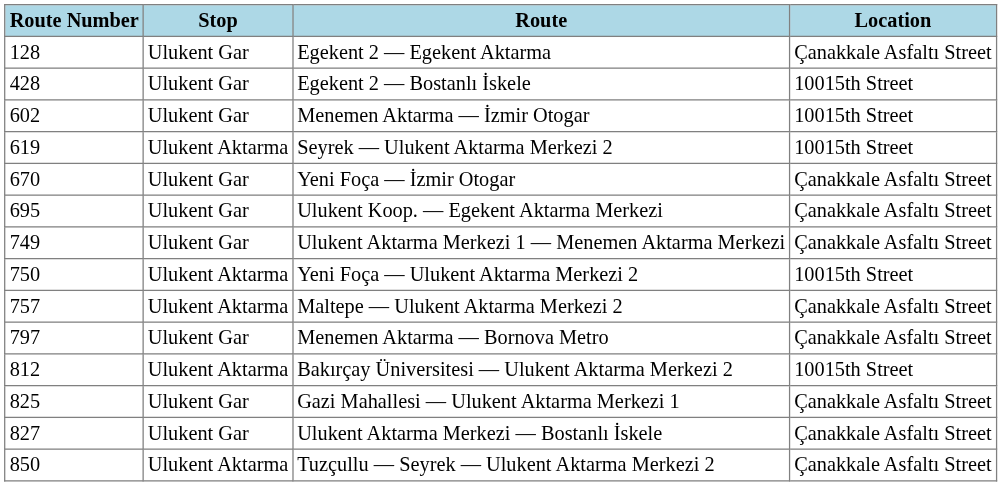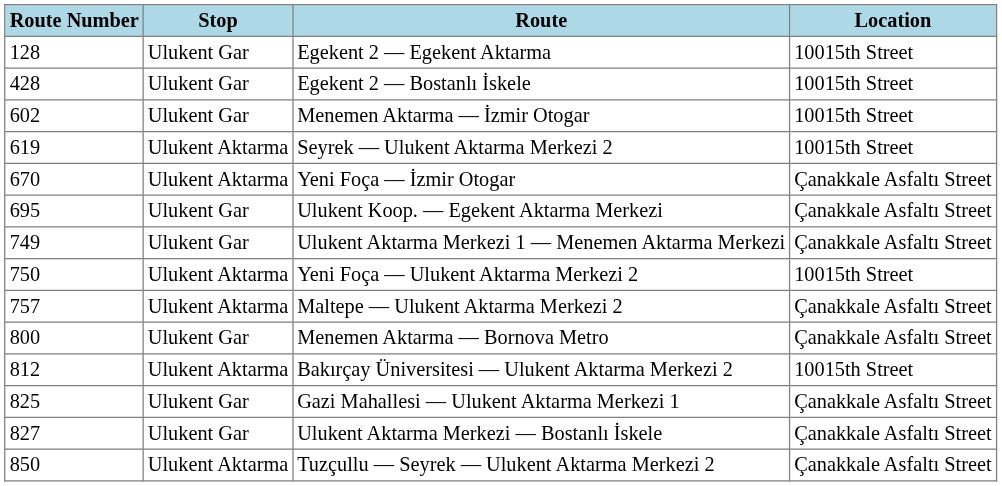(893, 52) Çanakkale Asfaltı Street -> (854, 52) 10015th Street
(198, 179) Ulukent Gar -> (218, 179) Ulukent Aktarma
(25, 337) 797 -> (25, 337) 800
